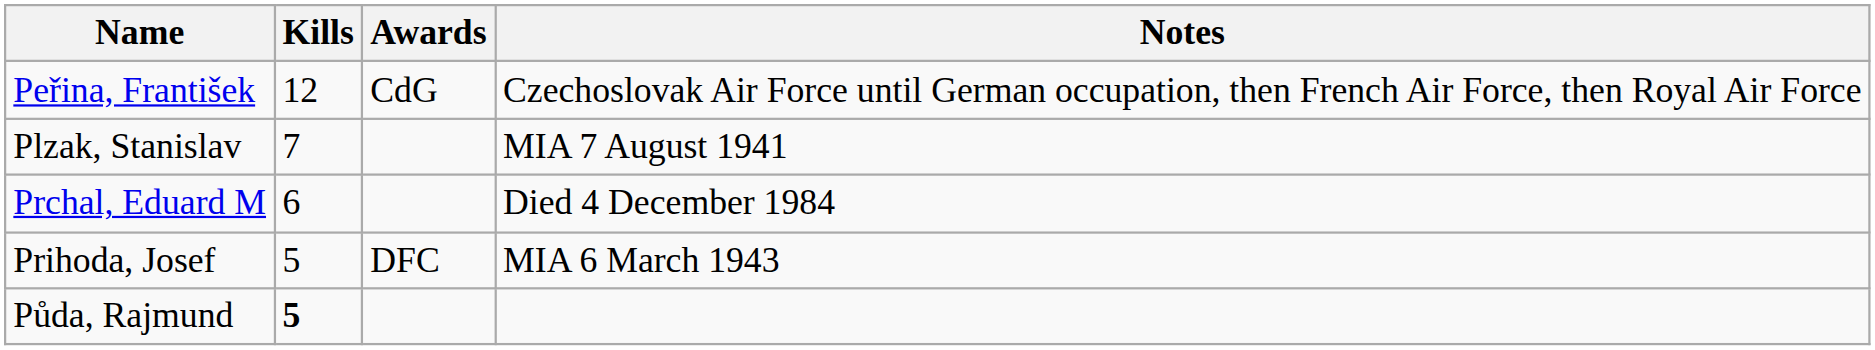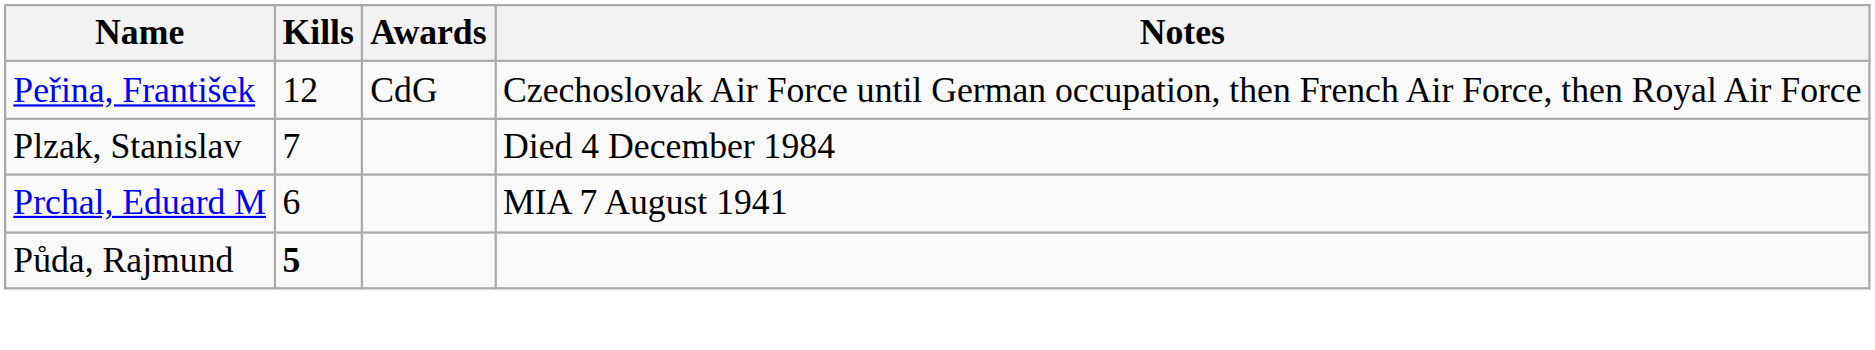(645, 145) MIA 7 August 1941 -> (669, 145) Died 4 December 1984
(669, 202) Died 4 December 1984 -> (645, 202) MIA 7 August 1941
- row: (114, 259)
